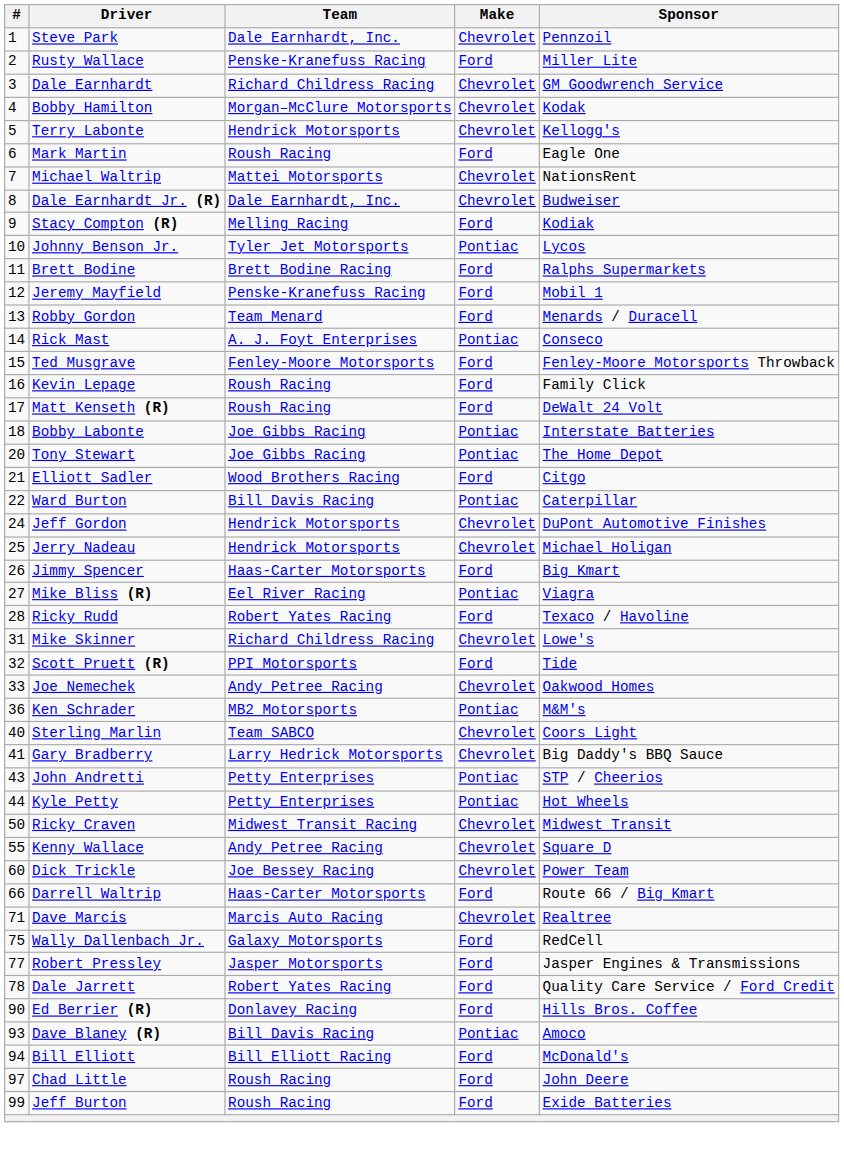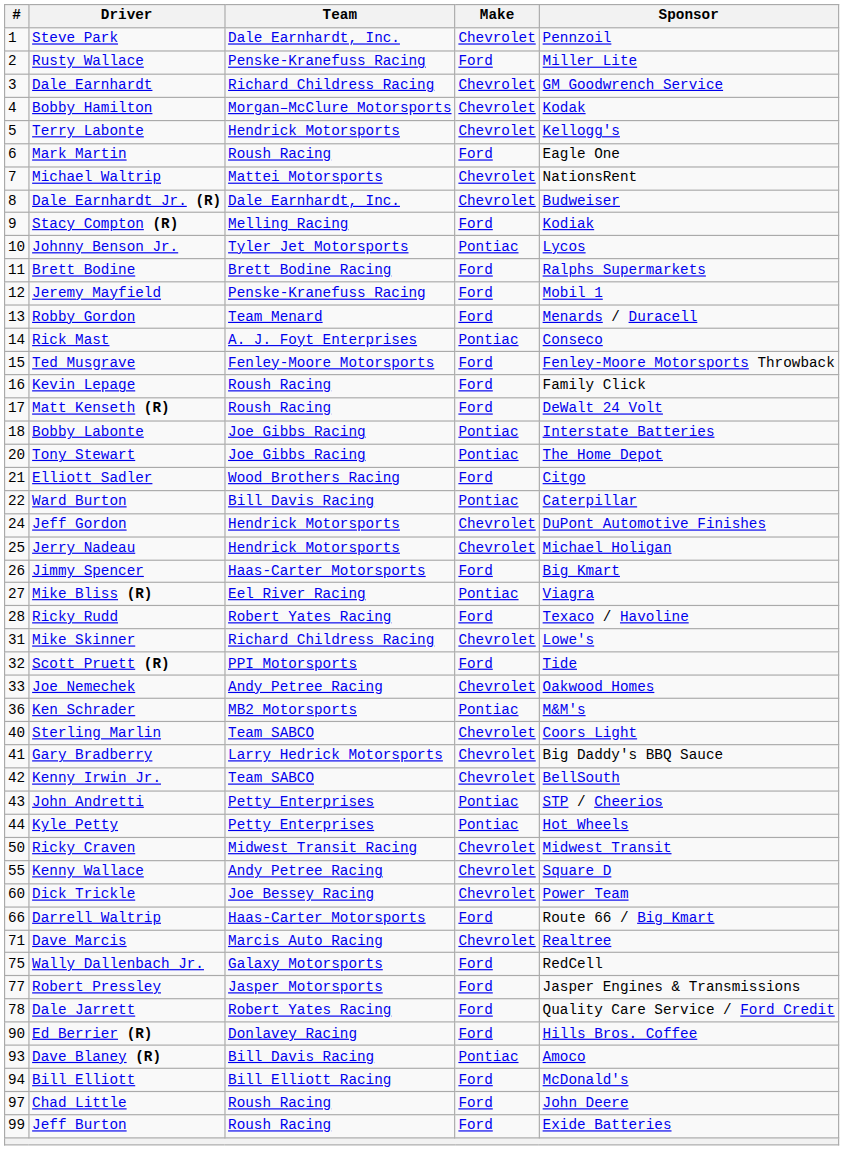+ row: (97, 780)
